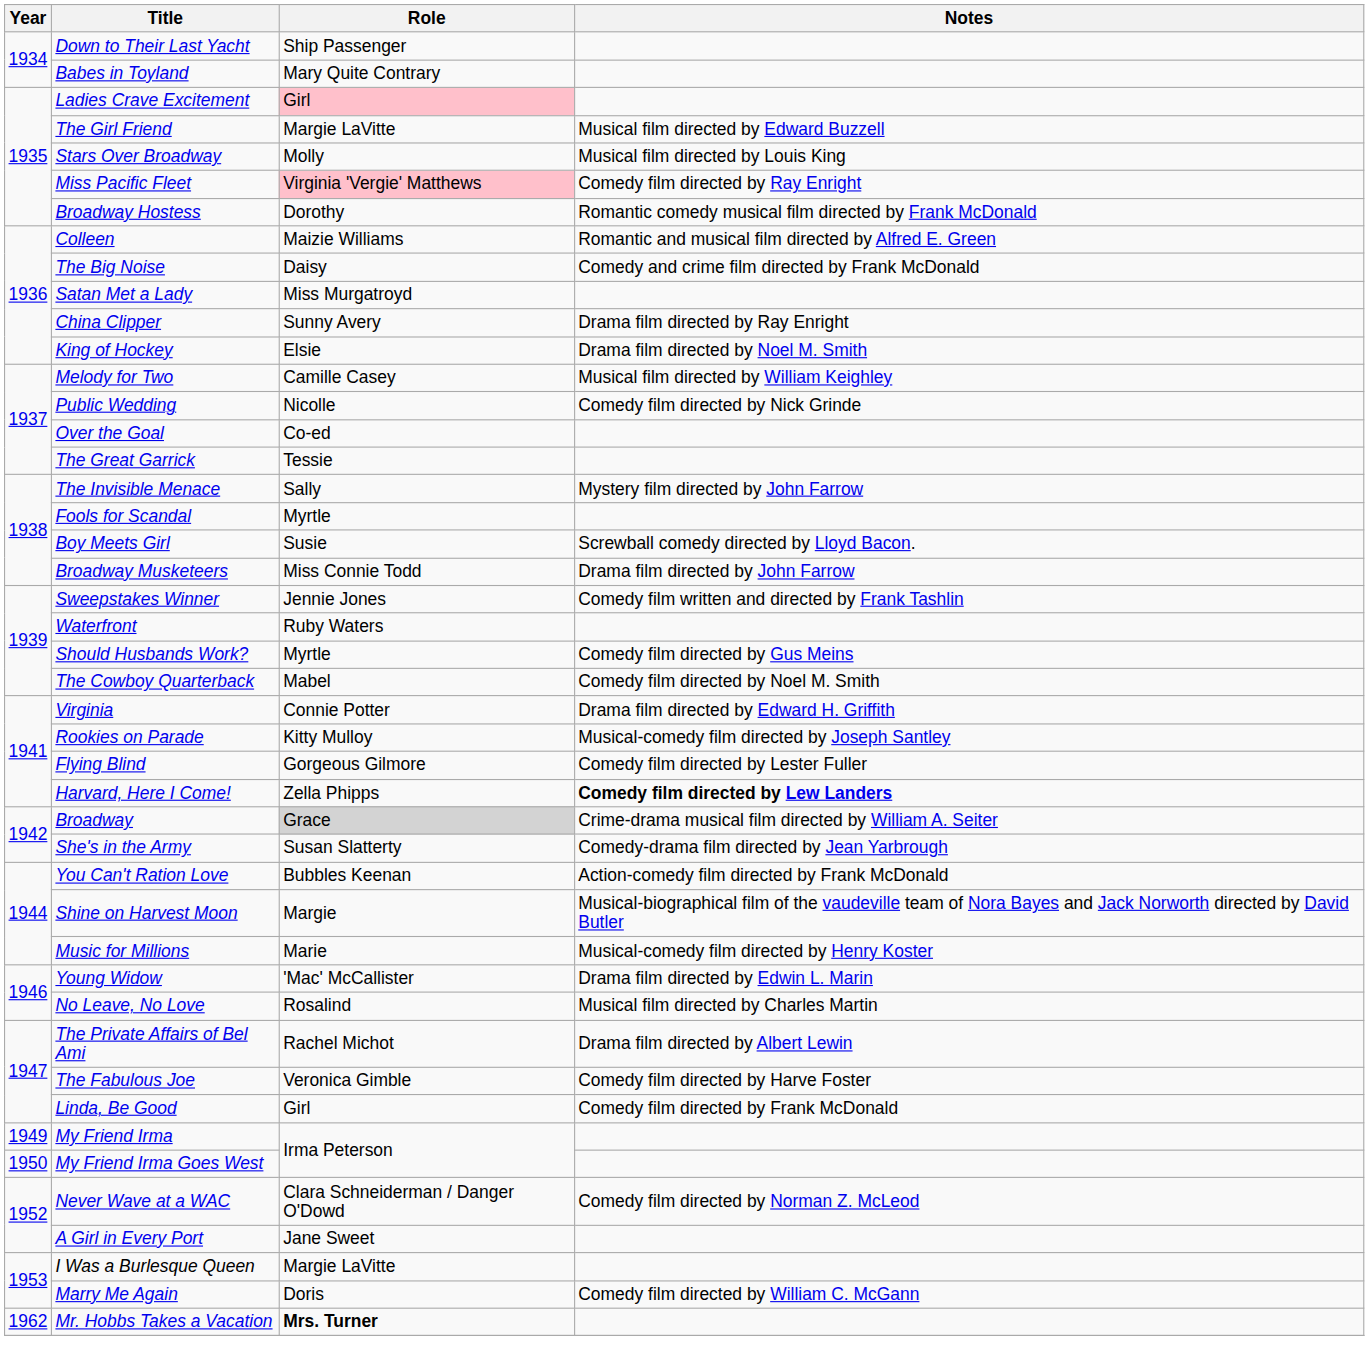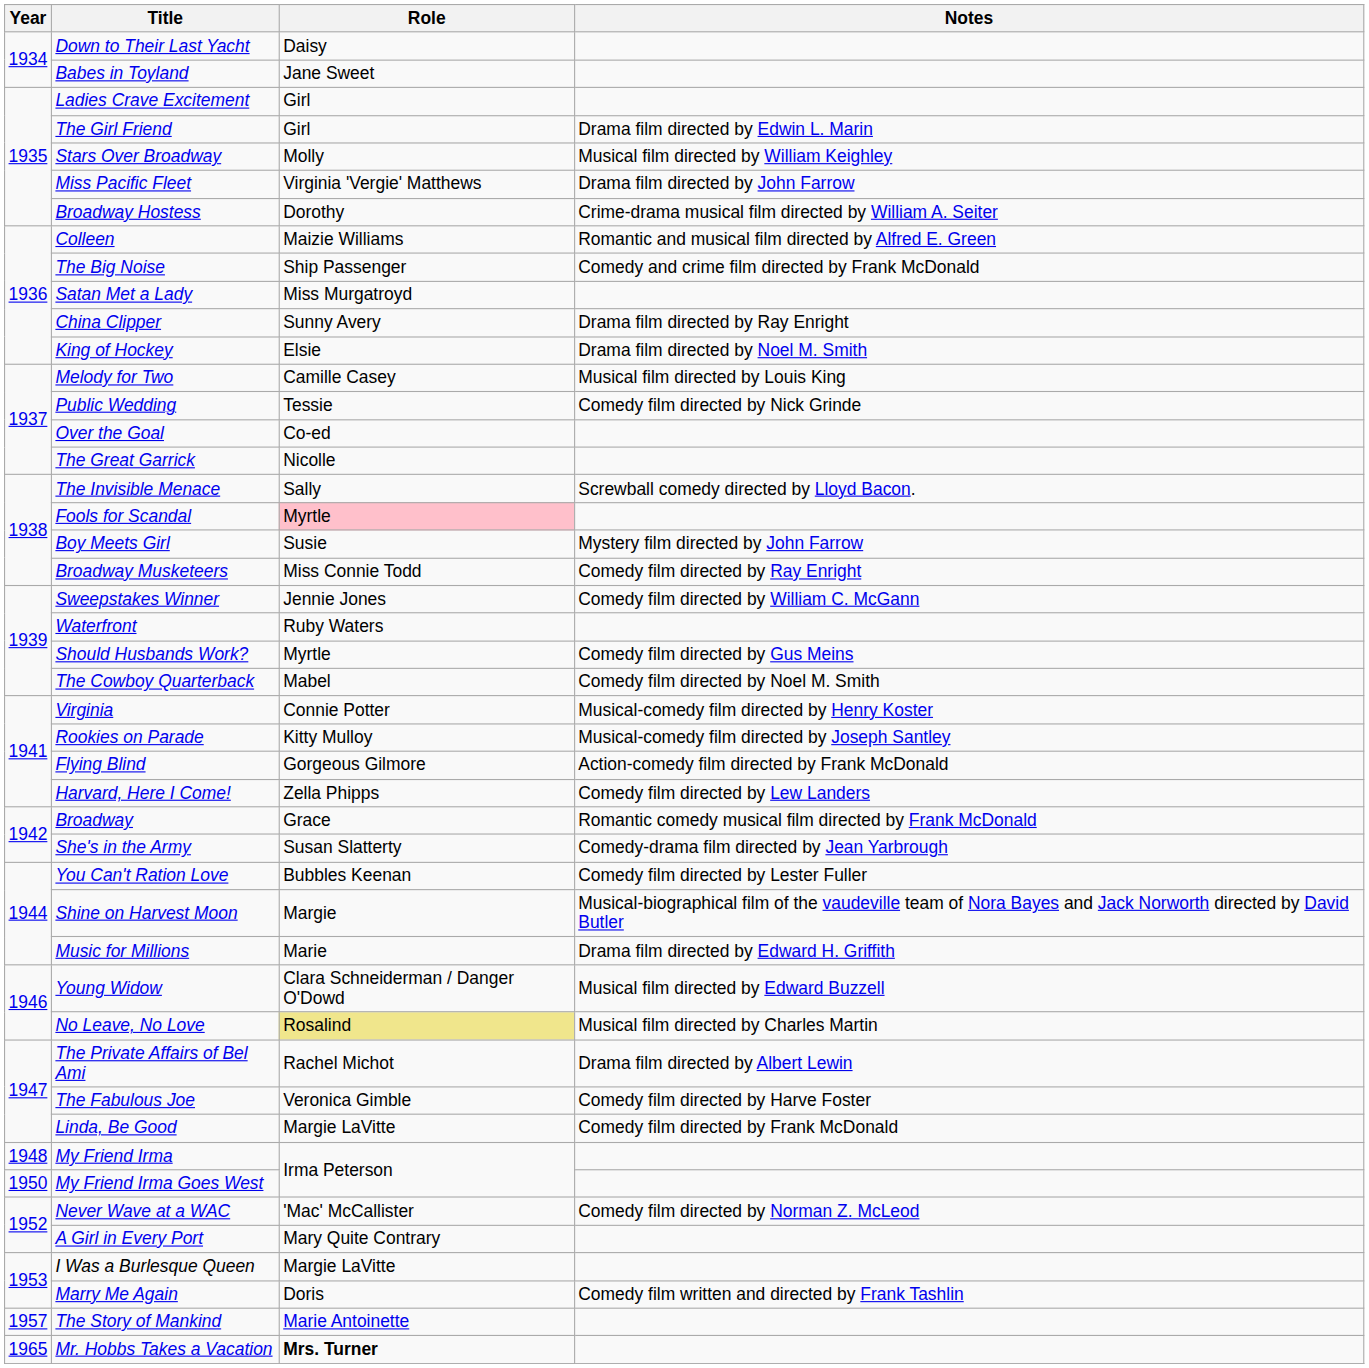(345, 45) Ship Passenger -> (305, 45) Daisy
(362, 73) Mary Quite Contrary -> (329, 73) Jane Sweet
(297, 101) pink background -> (297, 101) no background
(339, 128) Margie LaVitte -> (297, 128) Girl
(731, 128) Musical film directed by Edward Buzzell -> (726, 128) Drama film directed by Edwin L. Marin
(712, 156) Musical film directed by Louis King -> (735, 156) Musical film directed by William Keighley
(382, 184) pink background -> (382, 184) no background
(720, 184) Comedy film directed by Ray Enright -> (716, 184) Drama film directed by John Farrow
(807, 211) Romantic comedy musical film directed by Frank McDonald -> (788, 211) Crime-drama musical film directed by William A. Seiter
(305, 267) Daisy -> (345, 267) Ship Passenger
(735, 377) Musical film directed by William Keighley -> (712, 377) Musical film directed by Louis King
(309, 405) Nicolle -> (308, 405) Tessie
(308, 460) Tessie -> (309, 460) Nicolle
(721, 488) Mystery film directed by John Farrow -> (747, 488) Screwball comedy directed by Lloyd Bacon.
(307, 516) no background -> (307, 516) pink background
(747, 543) Screwball comedy directed by Lloyd Bacon. -> (721, 543) Mystery film directed by John Farrow
(716, 571) Drama film directed by John Farrow -> (720, 571) Comedy film directed by Ray Enright
(771, 599) Comedy film written and directed by Frank Tashlin -> (749, 599) Comedy film directed by William C. McGann
(737, 709) Drama film directed by Edward H. Griffith -> (756, 709) Musical-comedy film directed by Henry Koster
(723, 765) Comedy film directed by Lester Fuller -> (763, 765) Action-comedy film directed by Frank McDonald
(735, 792) bold -> (724, 792) normal
(307, 820) lightgrey background -> (307, 820) no background
(788, 820) Crime-drama musical film directed by William A. Seiter -> (807, 820) Romantic comedy musical film directed by Frank McDonald
(763, 875) Action-comedy film directed by Frank McDonald -> (723, 875) Comedy film directed by Lester Fuller
(756, 950) Musical-comedy film directed by Henry Koster -> (737, 950) Drama film directed by Edward H. Griffith
(349, 978) 'Mac' McCallister -> (399, 988) Clara Schneiderman / Danger O'Dowd
(726, 978) Drama film directed by Edwin L. Marin -> (731, 988) Musical film directed by Edward Buzzell
(317, 1006) no background -> (317, 1025) khaki background
(297, 1108) Girl -> (339, 1128) Margie LaVitte
(28, 1136) 1949 -> (28, 1155) 1948
(399, 1201) Clara Schneiderman / Danger O'Dowd -> (349, 1211) 'Mac' McCallister
(329, 1238) Jane Sweet -> (362, 1238) Mary Quite Contrary
(749, 1294) Comedy film directed by William C. McGann -> (771, 1294) Comedy film written and directed by Frank Tashlin
+ row: (138, 1321)
(28, 1321) 1962 -> (28, 1349) 1965
